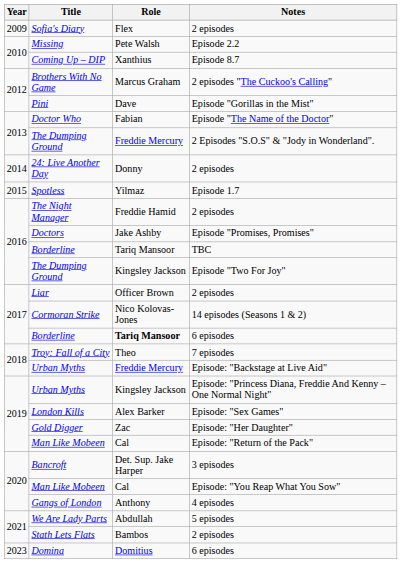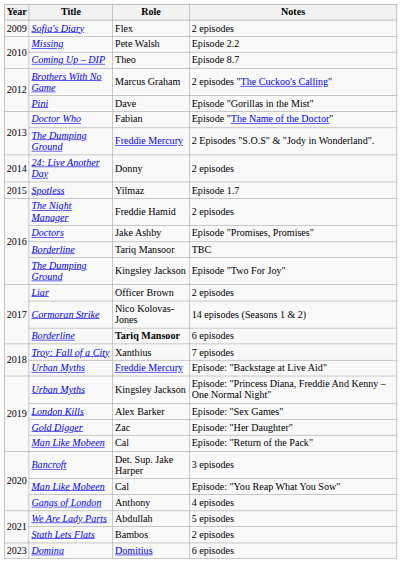(133, 60) Xanthius -> (125, 60) Theo
(125, 352) Theo -> (133, 352) Xanthius
